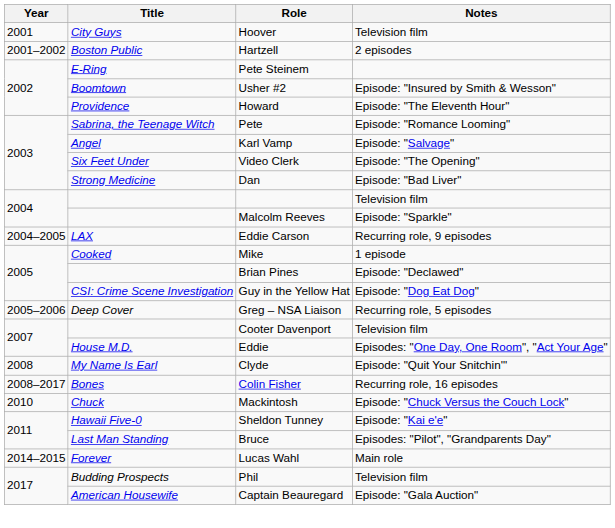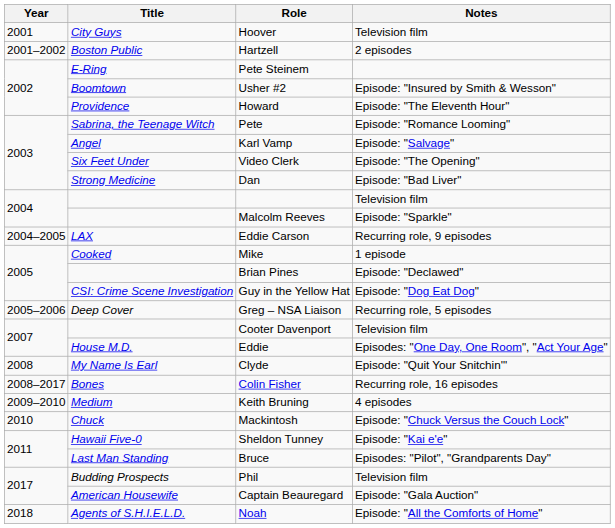+ row: (274, 402)
- row: (269, 458)
+ row: (253, 513)
